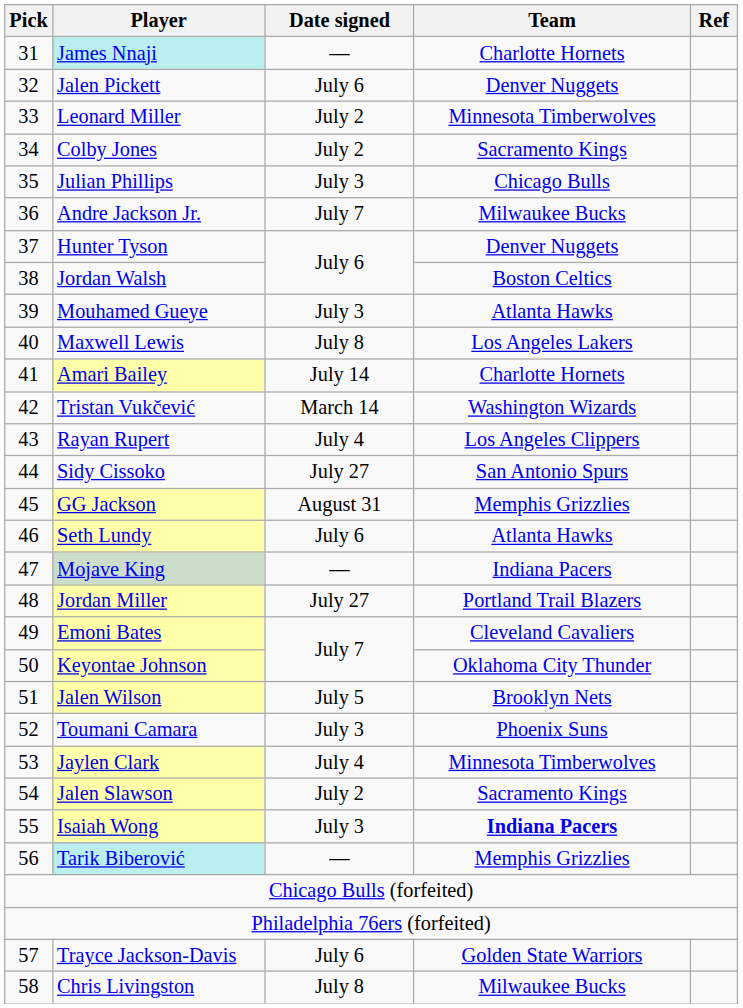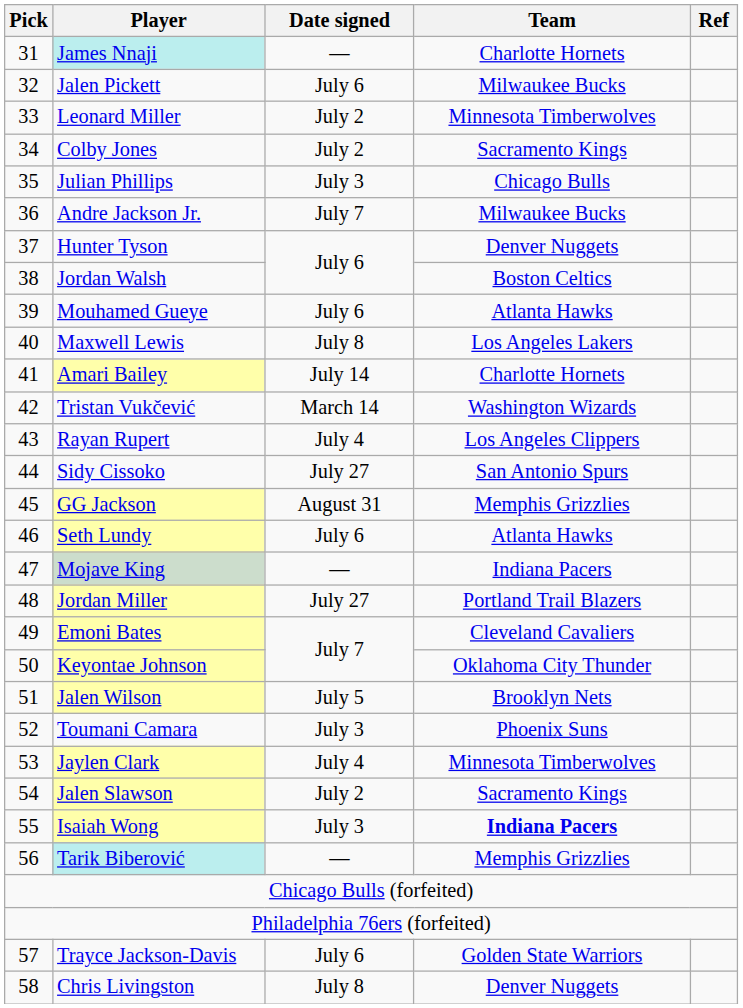(552, 85) Denver Nuggets -> (552, 85) Milwaukee Bucks
(339, 310) July 3 -> (339, 310) July 6
(552, 987) Milwaukee Bucks -> (552, 987) Denver Nuggets
